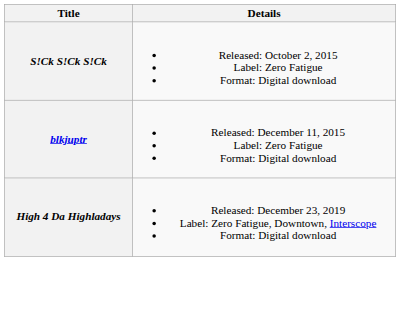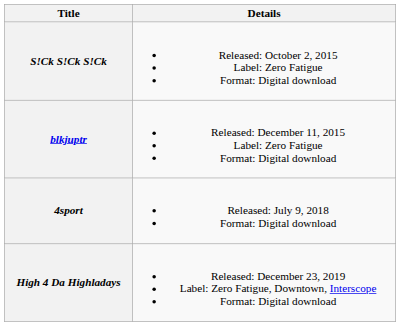+ row: (69, 210)
